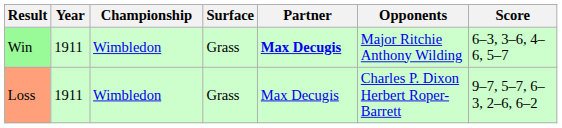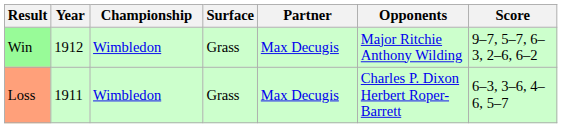(68, 47) 1911 -> (69, 47) 1912
(301, 47) bold -> (300, 47) normal
(508, 47) 6–3, 3–6, 4–6, 5–7 -> (508, 47) 9–7, 5–7, 6–3, 2–6, 6–2
(508, 94) 9–7, 5–7, 6–3, 2–6, 6–2 -> (508, 94) 6–3, 3–6, 4–6, 5–7
